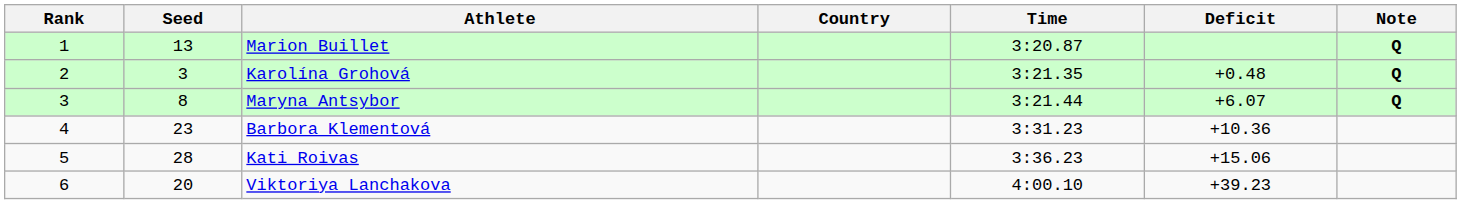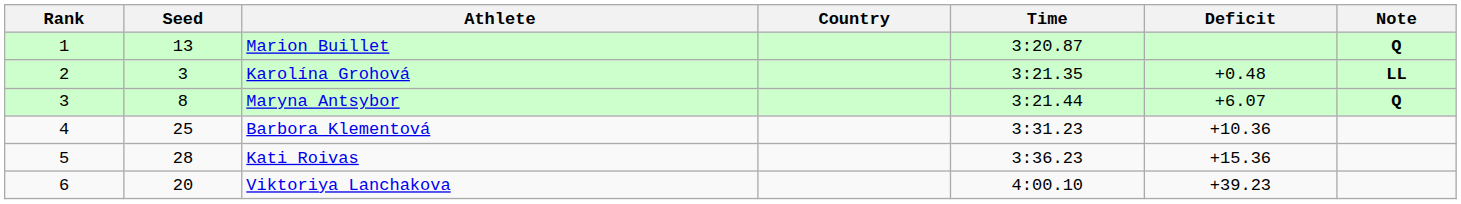(1396, 74) Q -> (1396, 74) LL
(183, 130) 23 -> (183, 130) 25
(1240, 157) +15.06 -> (1240, 157) +15.36
